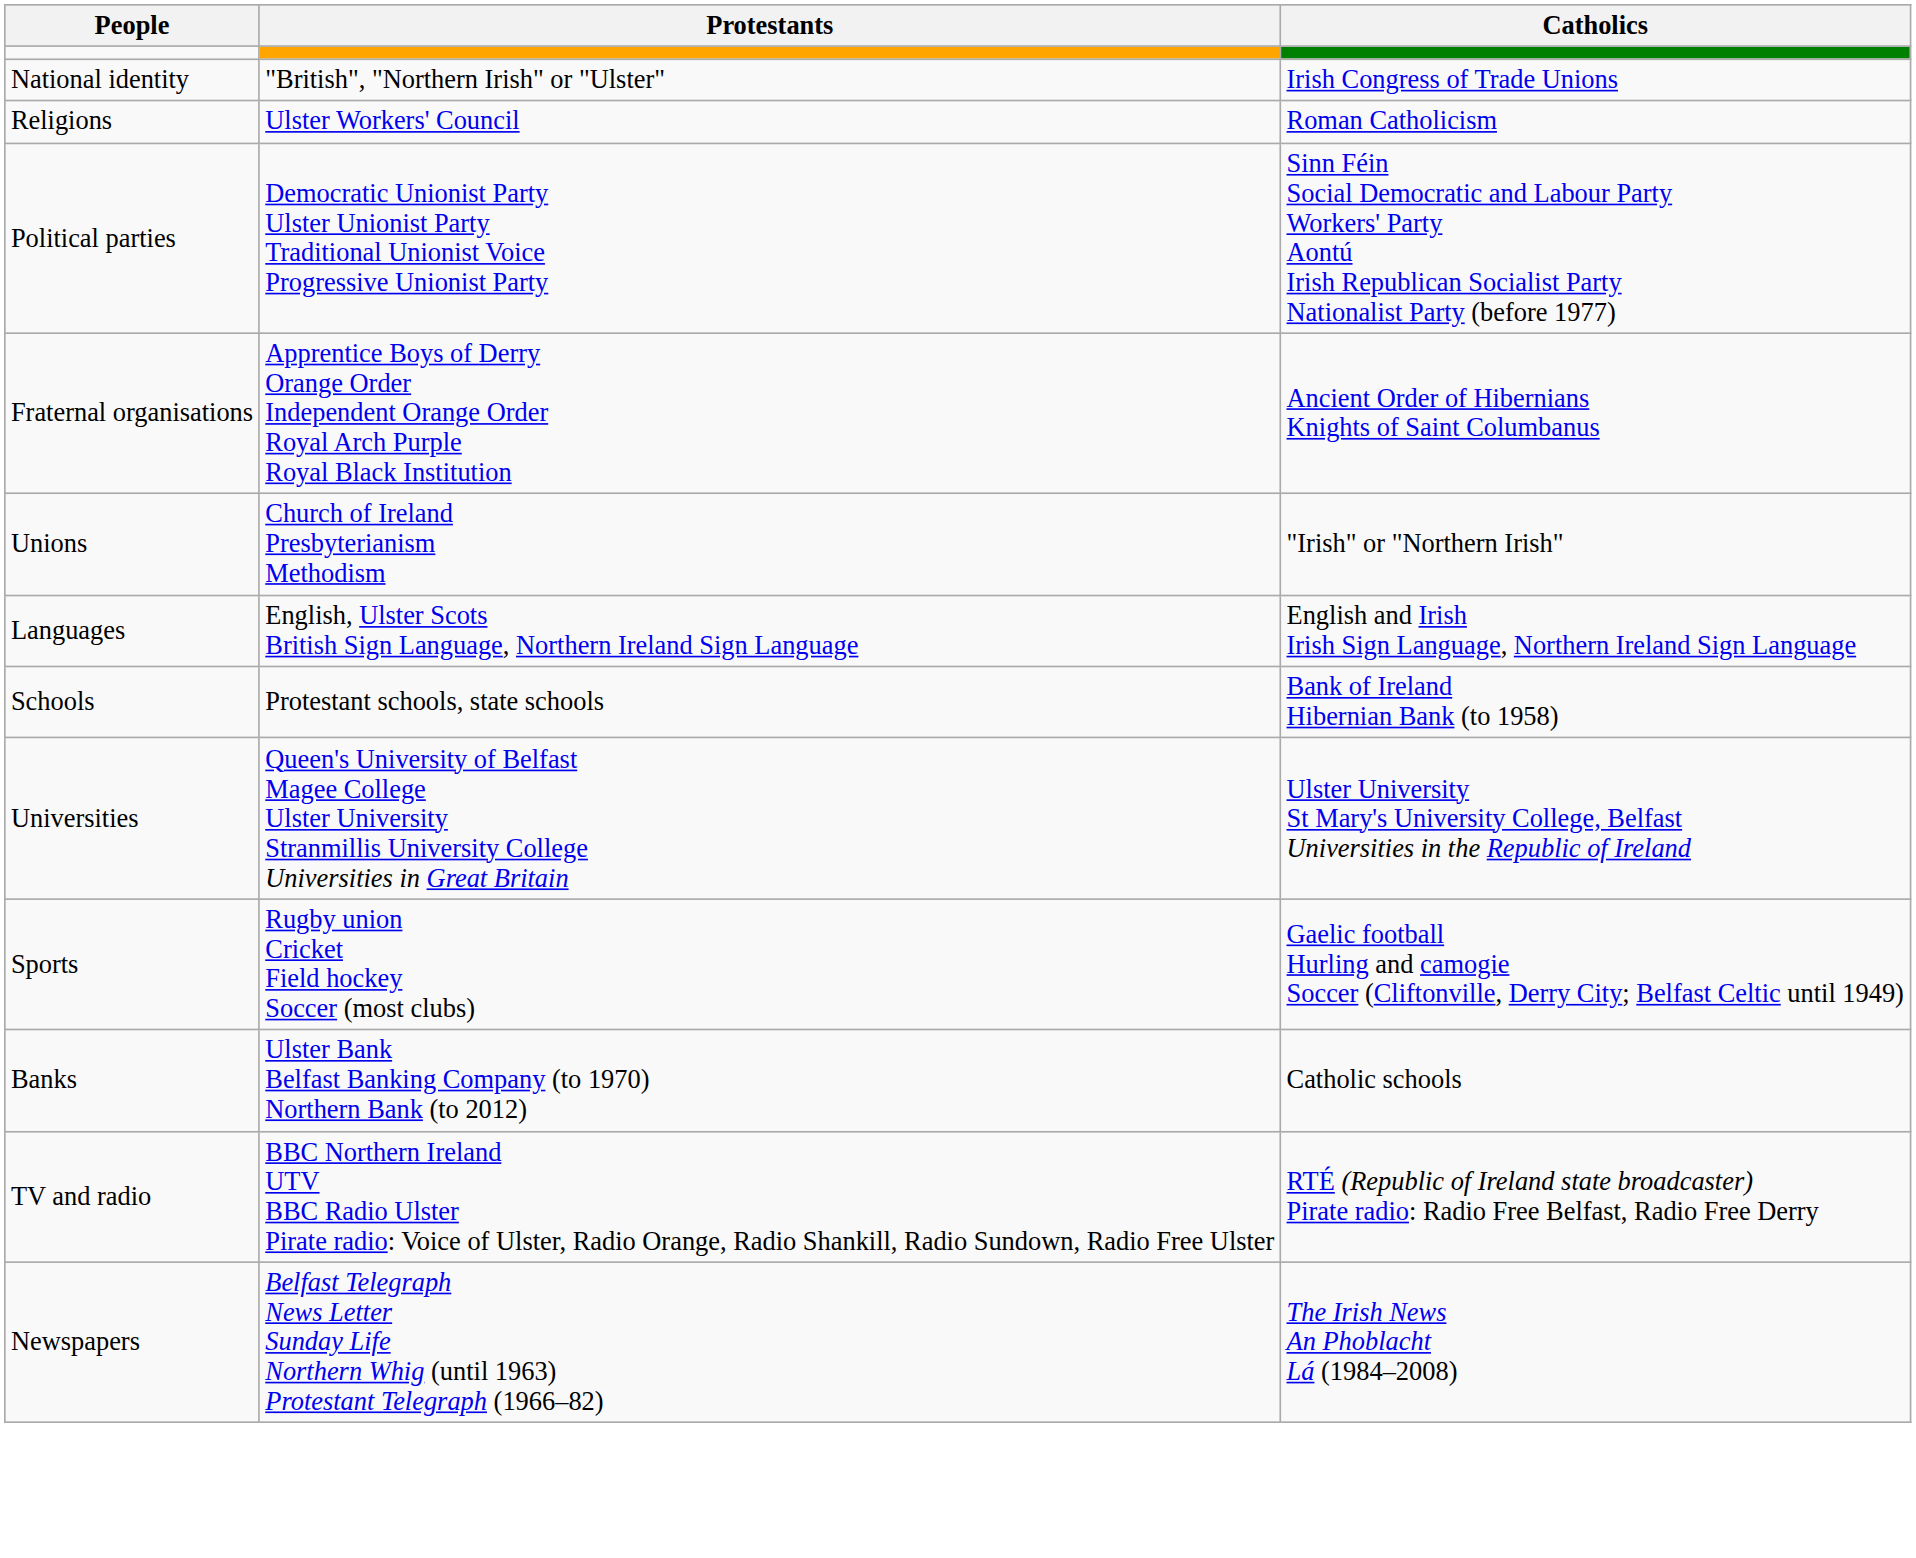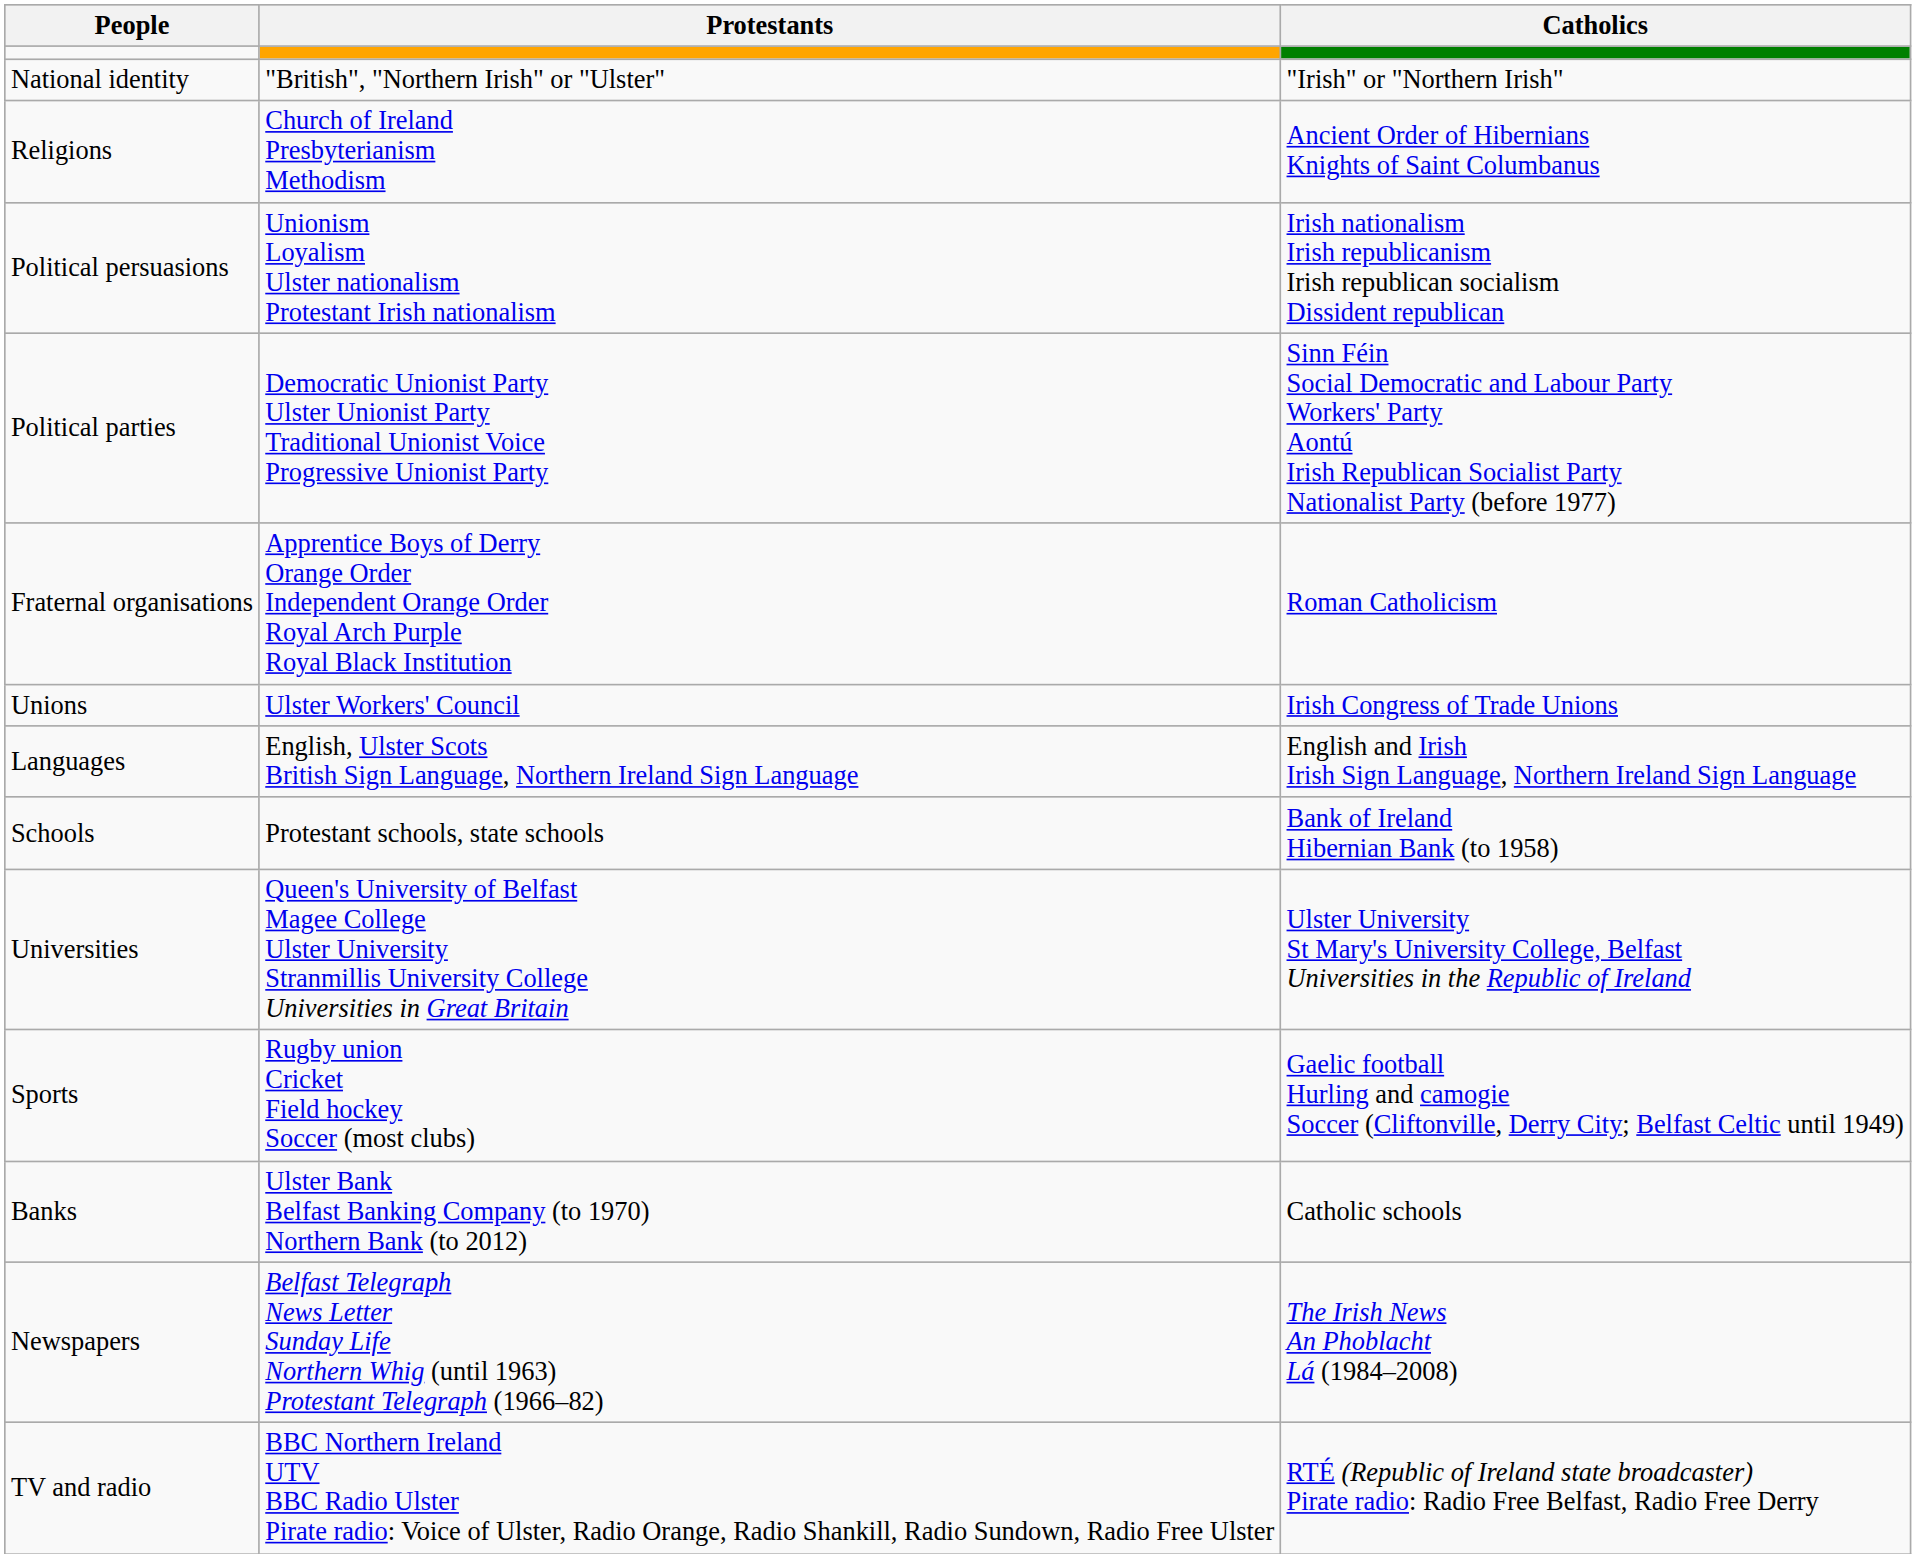(1452, 79) Irish Congress of Trade Unions -> (1425, 79) "Irish" or "Northern Irish"
(392, 121) Ulster Workers' Council -> (359, 151) Church of Ireland Presbyterianism Methodism
(1392, 121) Roman Catholicism -> (1443, 151) Ancient Order of Hibernians Knights of Saint Columbanus
+ row: (120, 267)
(1443, 412) Ancient Order of Hibernians Knights of Saint Columbanus -> (1392, 603) Roman Catholicism
(359, 543) Church of Ireland Presbyterianism Methodism -> (392, 704) Ulster Workers' Council
(1425, 543) "Irish" or "Northern Irish" -> (1452, 704) Irish Congress of Trade Unions
rows swapped: (75, 1341) <-> (81, 1196)
